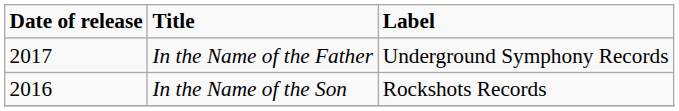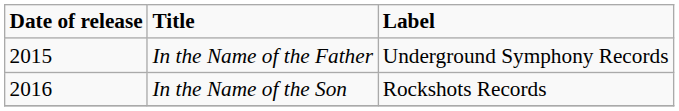(31, 55) 2017 -> (31, 55) 2015
